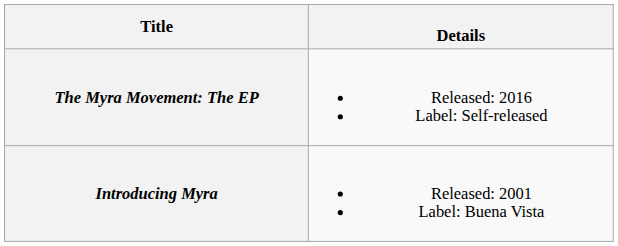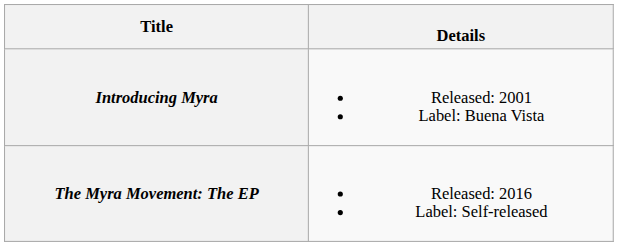rows swapped: (157, 193) <-> (157, 97)
